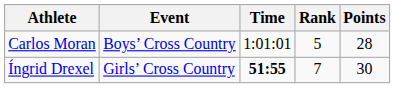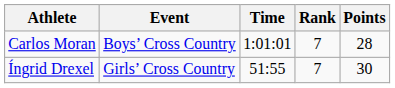(317, 44) 5 -> (317, 44) 7
(267, 70) bold -> (267, 70) normal
